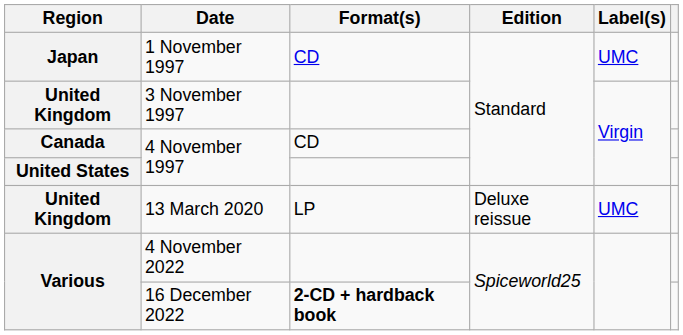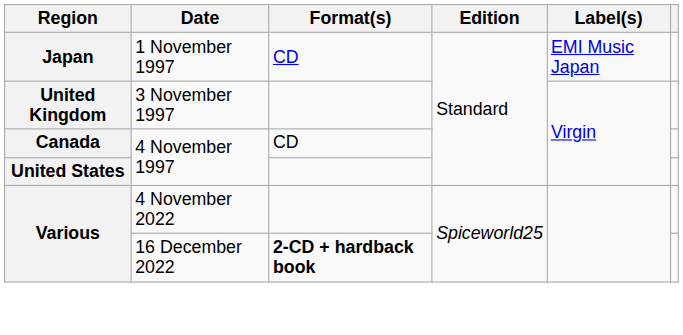(618, 56) UMC -> (592, 56) EMI Music Japan
- row: (73, 209)
